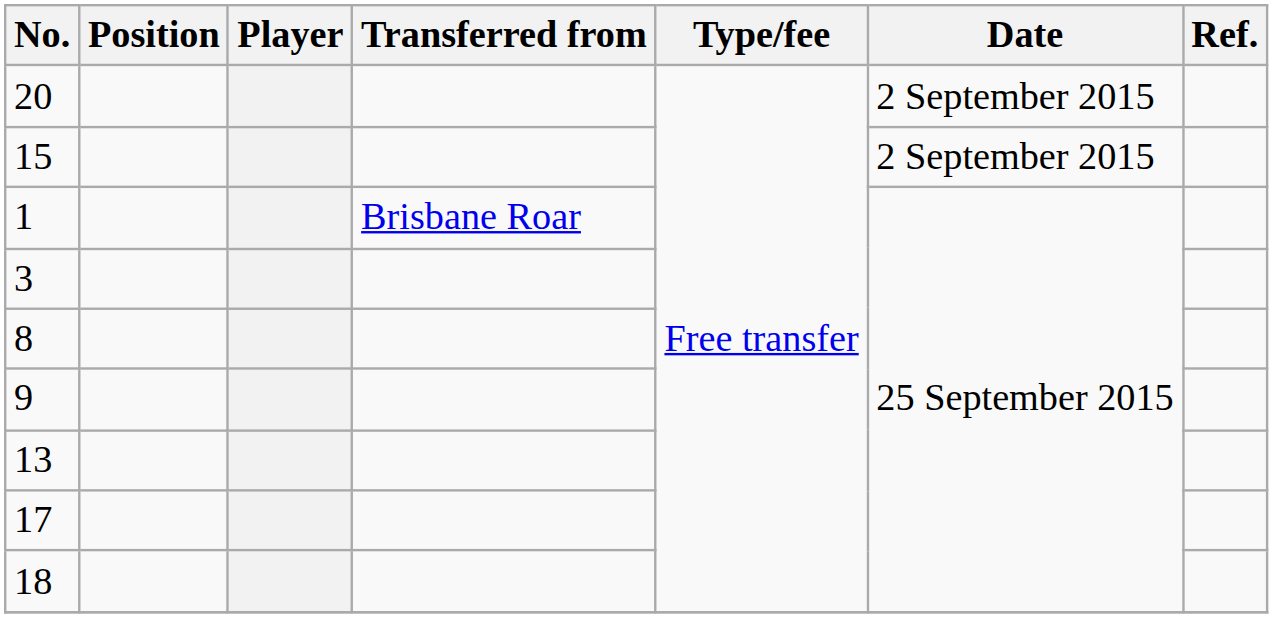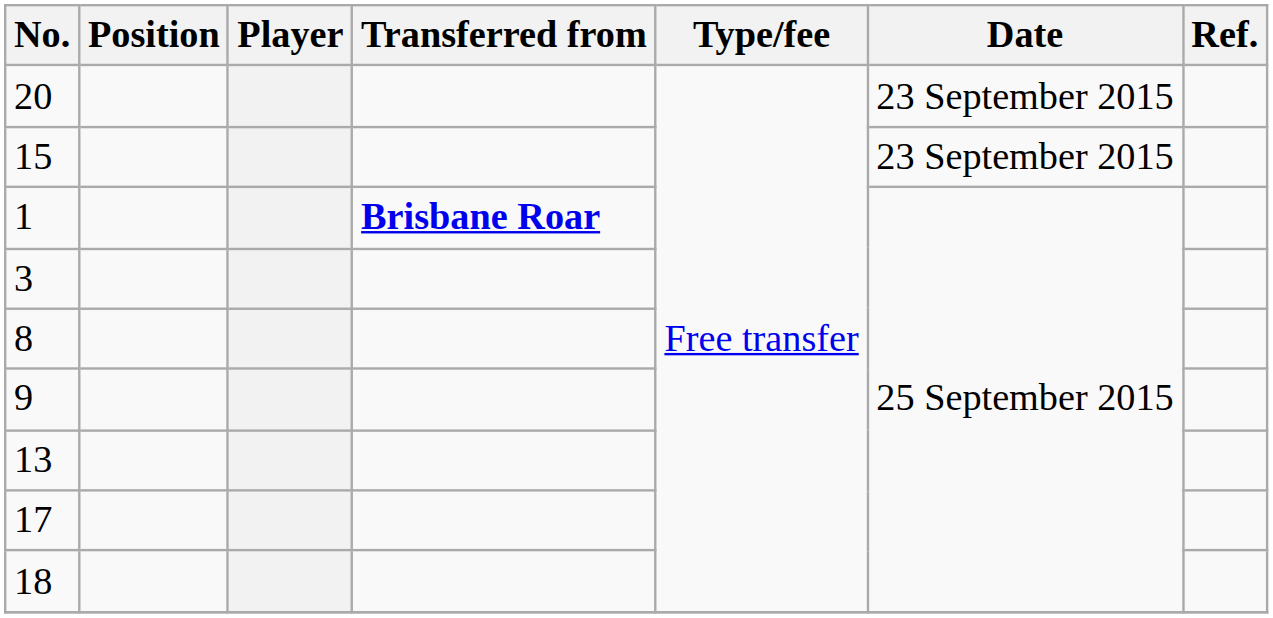(1015, 95) 2 September 2015 -> (1025, 95) 23 September 2015
(1015, 156) 2 September 2015 -> (1025, 156) 23 September 2015
(471, 216) normal -> (481, 216) bold
